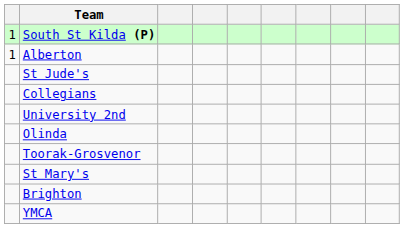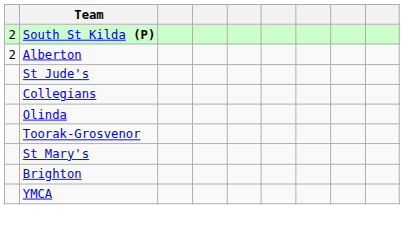(12, 34) 1 -> (12, 34) 2
(12, 54) 1 -> (12, 54) 2
- row: (74, 114)
